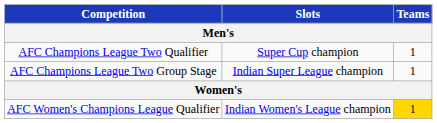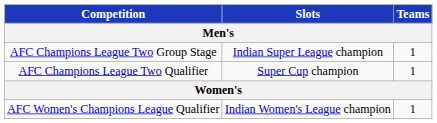rows swapped: (113, 71) <-> (113, 52)
(413, 109) gold background -> (413, 109) no background
